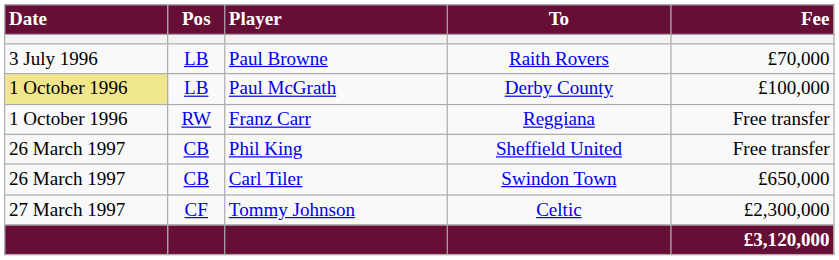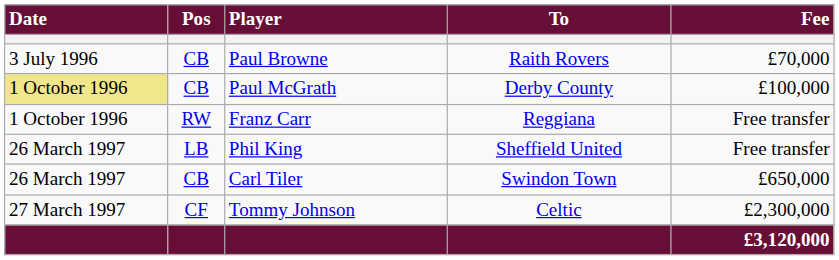(196, 58) LB -> (196, 58) CB
(196, 88) LB -> (196, 88) CB
(196, 149) CB -> (196, 149) LB
